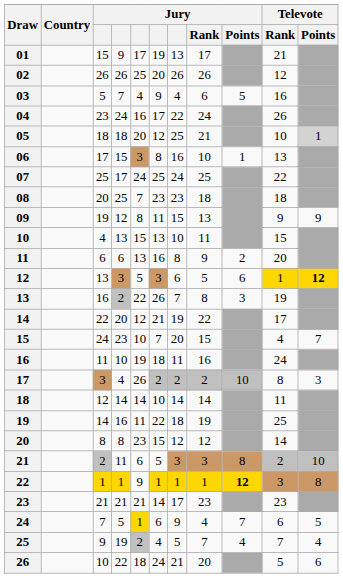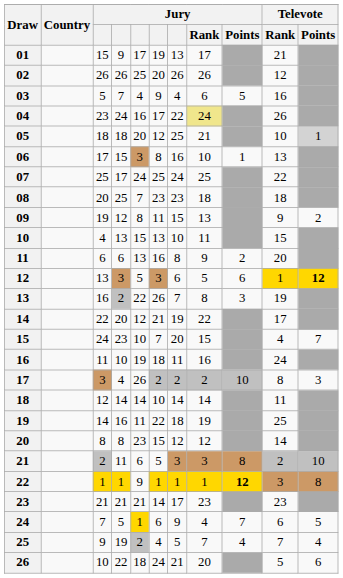(204, 116) no background -> (204, 116) khaki background
(318, 217) 9 -> (318, 217) 2
